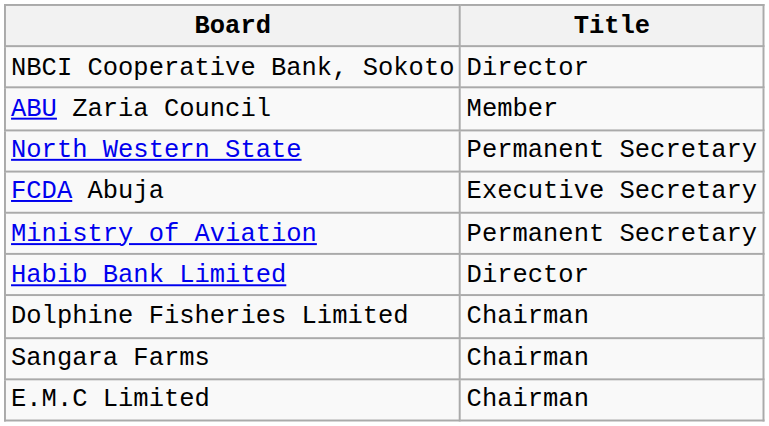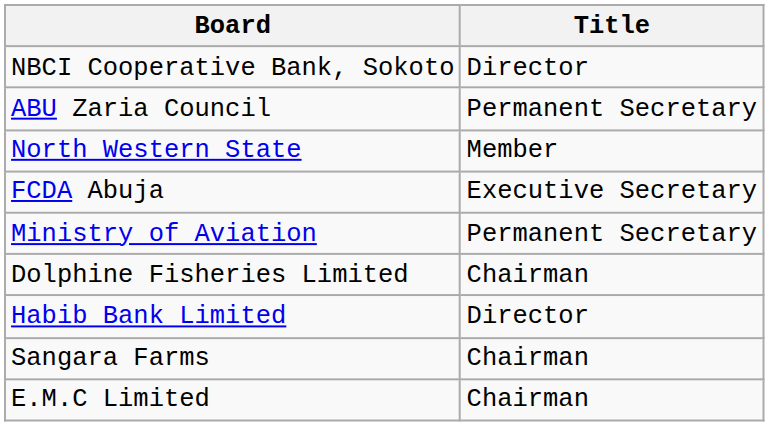(512, 109) Member -> (612, 109) Permanent Secretary
(612, 150) Permanent Secretary -> (512, 150) Member
rows swapped: (149, 275) <-> (210, 316)
